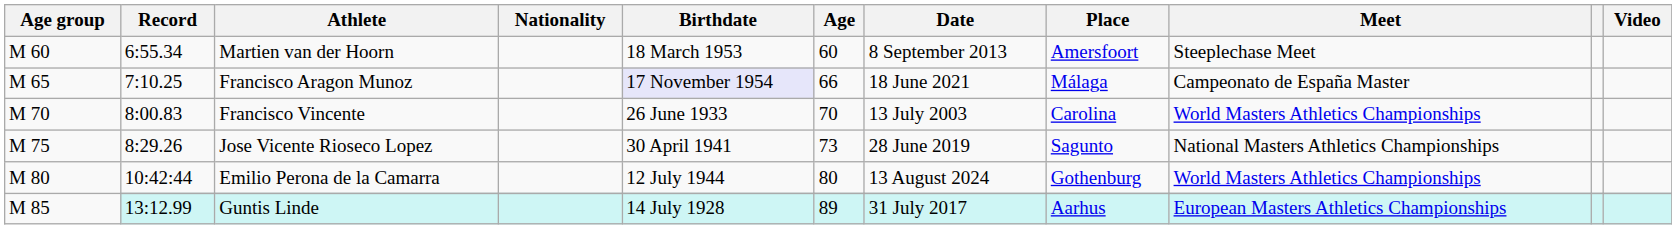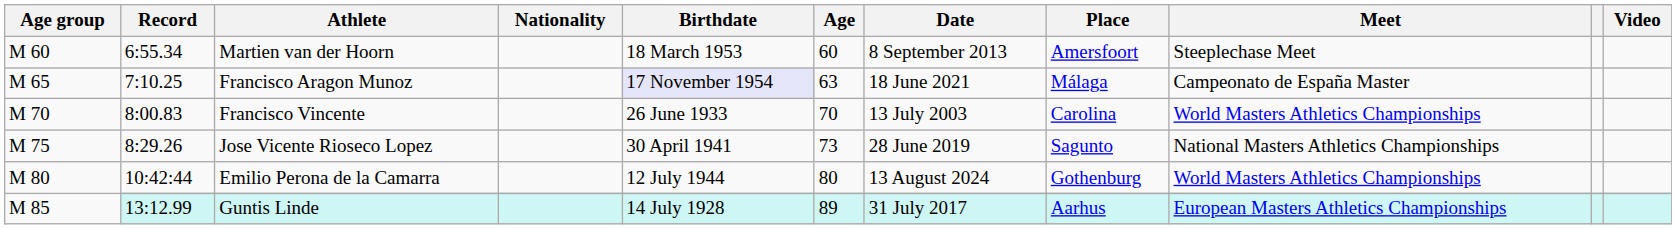(828, 83) 66 -> (828, 83) 63
